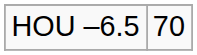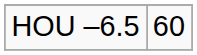(169, 27) 70 -> (169, 27) 60
